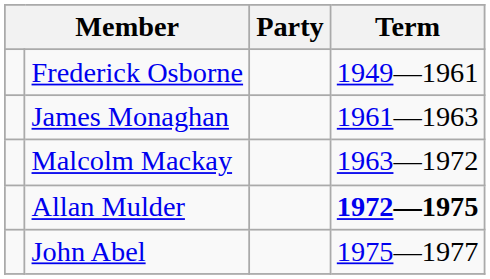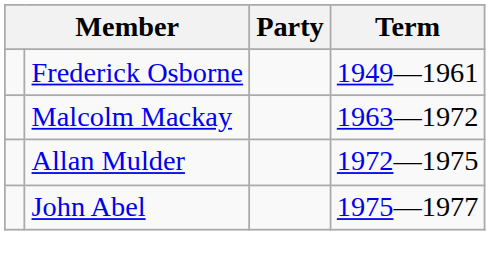- row: (130, 116)
(408, 206) bold -> (408, 161) normal
